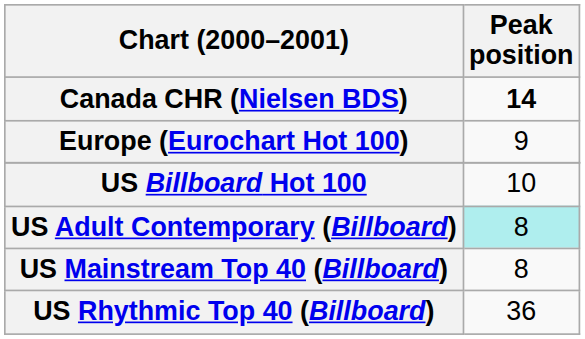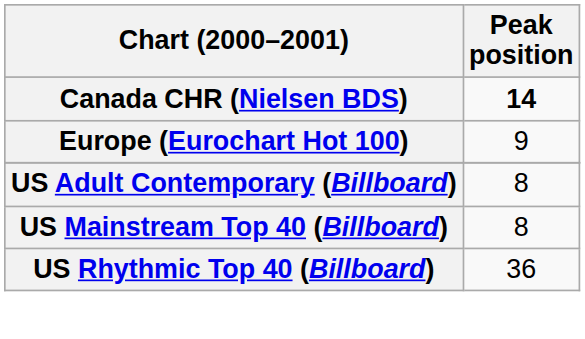- row: (234, 183)
(521, 226) paleturquoise background -> (521, 183) no background
